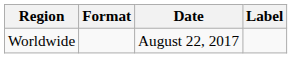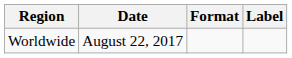columns swapped: (189, 16) <-> (107, 16)
